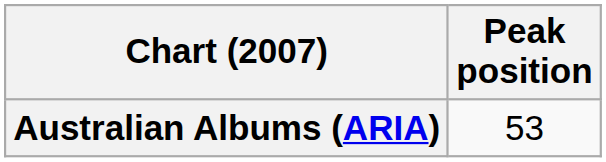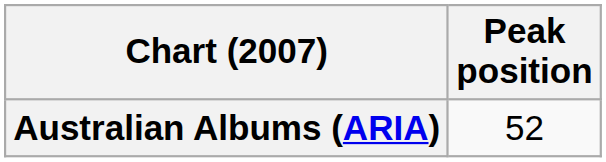(524, 127) 53 -> (524, 127) 52
